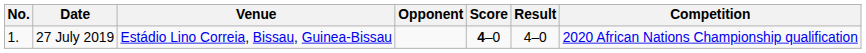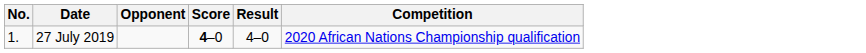- column: (256, 15)
